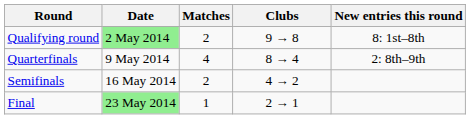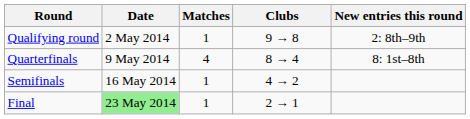(137, 37) lightgreen background -> (137, 37) no background
(206, 37) 2 -> (206, 37) 1
(398, 37) 8: 1st–8th -> (398, 37) 2: 8th–9th
(398, 59) 2: 8th–9th -> (398, 59) 8: 1st–8th
(206, 81) 2 -> (206, 81) 1
